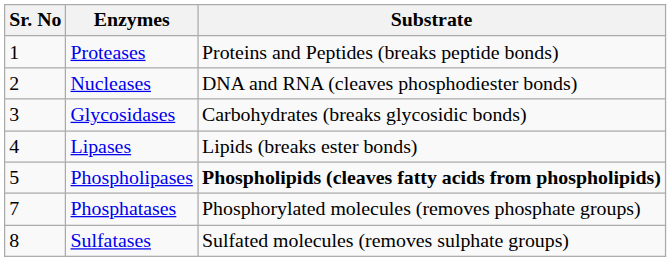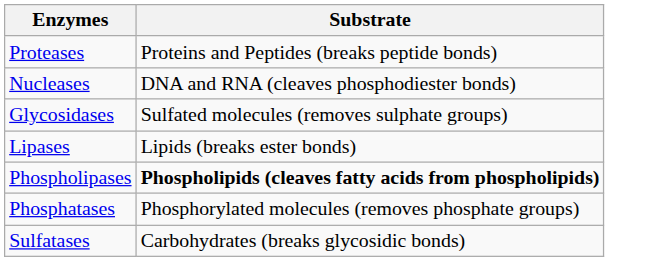- column: (35, 20)
(364, 114) Carbohydrates (breaks glycosidic bonds) -> (324, 114) Sulfated molecules (removes sulphate groups)
(386, 240) Sulfated molecules (removes sulphate groups) -> (303, 240) Carbohydrates (breaks glycosidic bonds)
